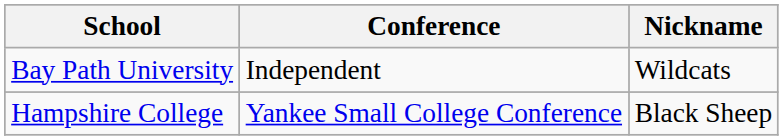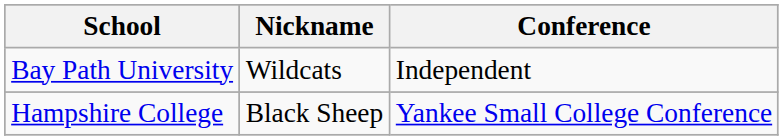columns swapped: (703, 26) <-> (434, 26)
